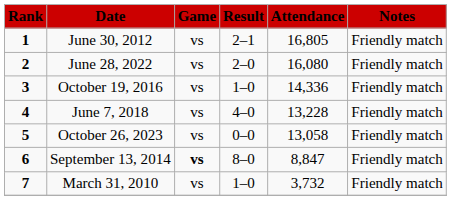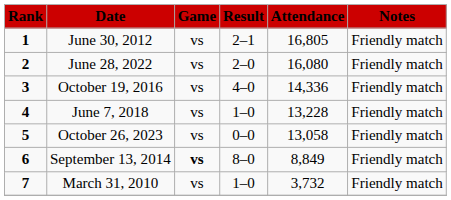(243, 87) 1–0 -> (243, 87) 4–0
(243, 111) 4–0 -> (243, 111) 1–0
(308, 159) 8,847 -> (308, 159) 8,849
